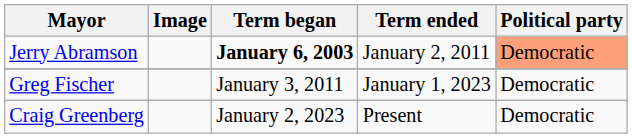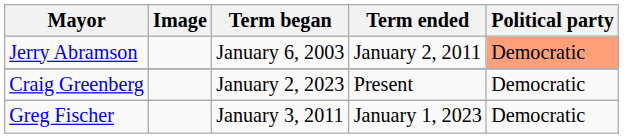(285, 52) bold -> (280, 52) normal
rows swapped: (62, 84) <-> (77, 116)
